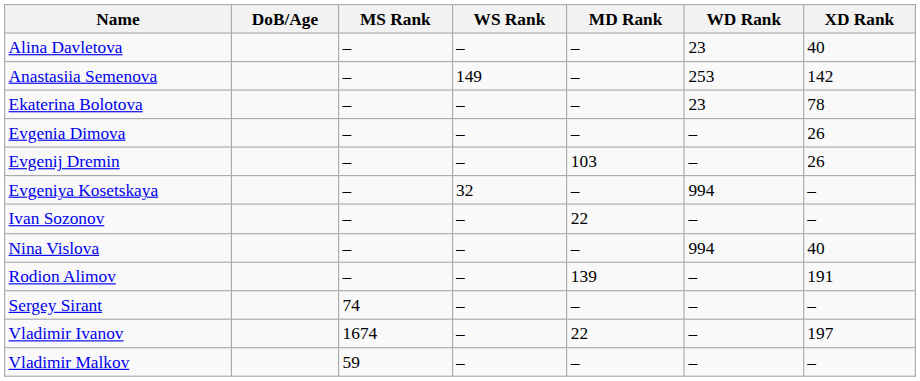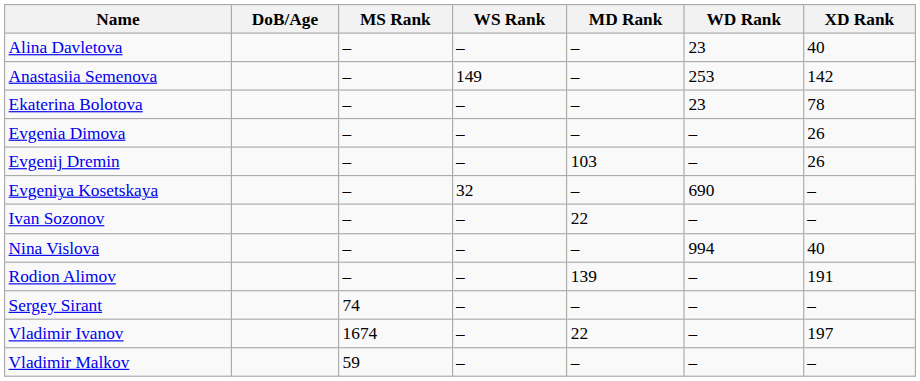(701, 190) 994 -> (701, 190) 690
